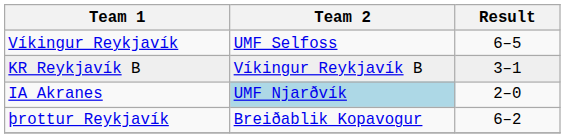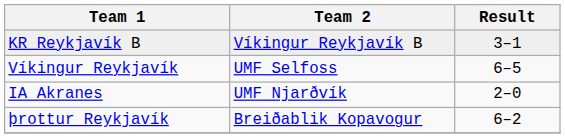rows swapped: (93, 43) <-> (74, 69)
(290, 94) lightblue background -> (290, 94) no background
